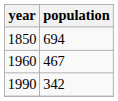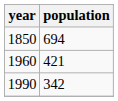(54, 61) 467 -> (54, 61) 421
